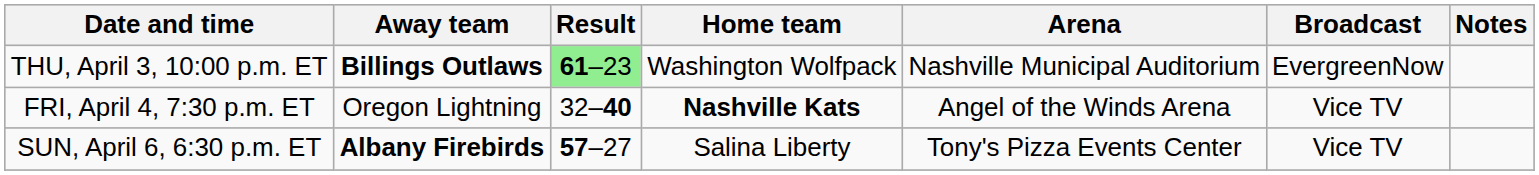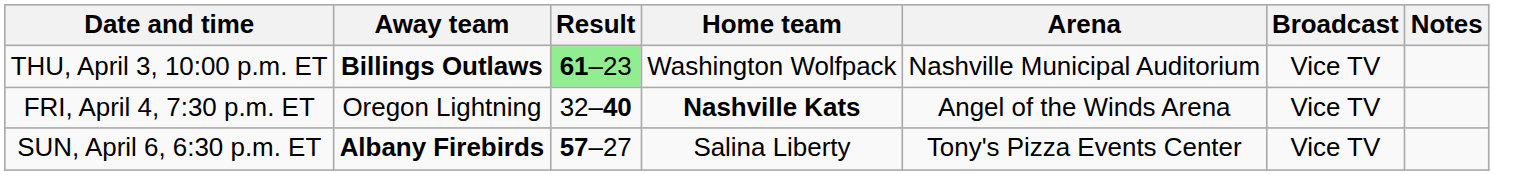(1358, 66) EvergreenNow -> (1335, 66) Vice TV
